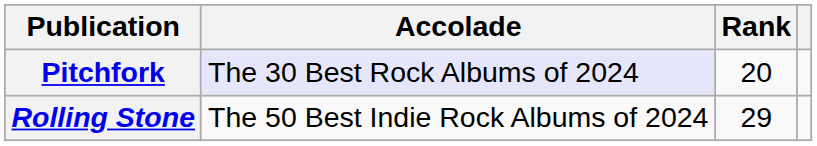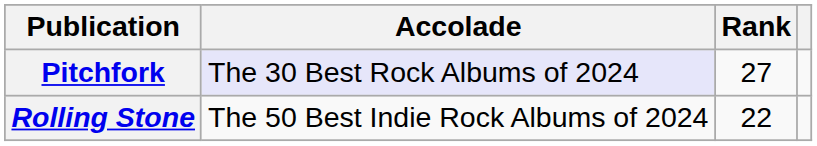(756, 72) 20 -> (756, 72) 27
(756, 117) 29 -> (756, 117) 22
